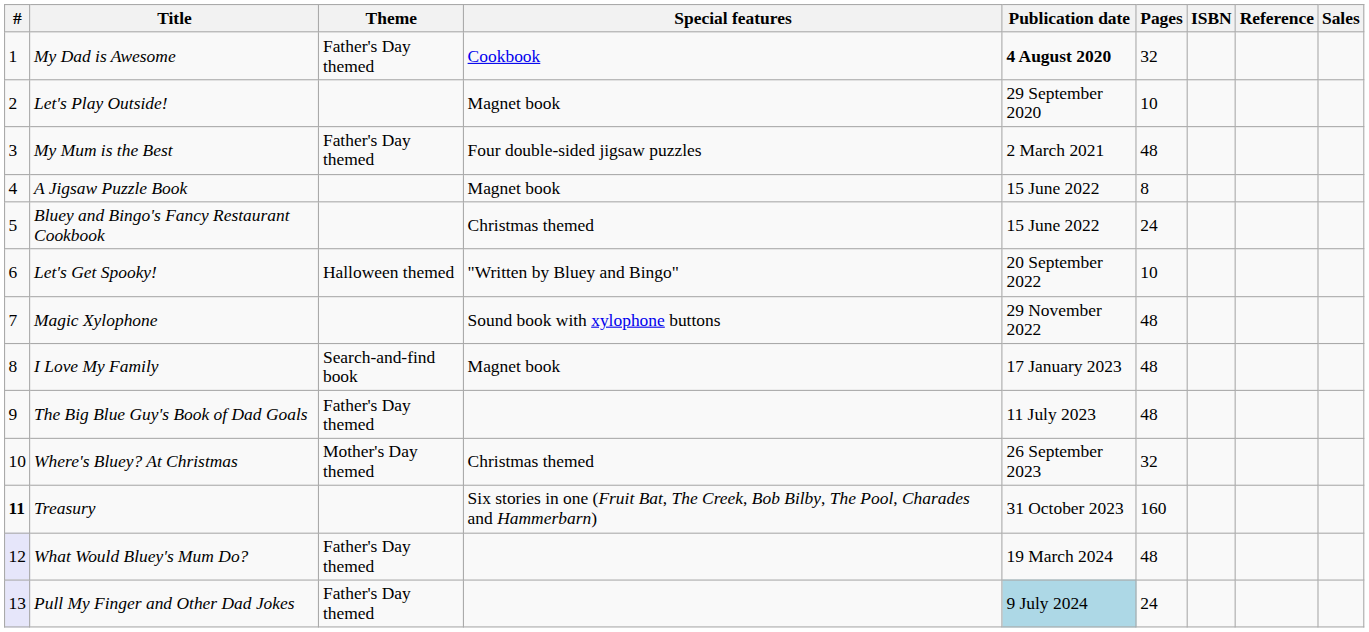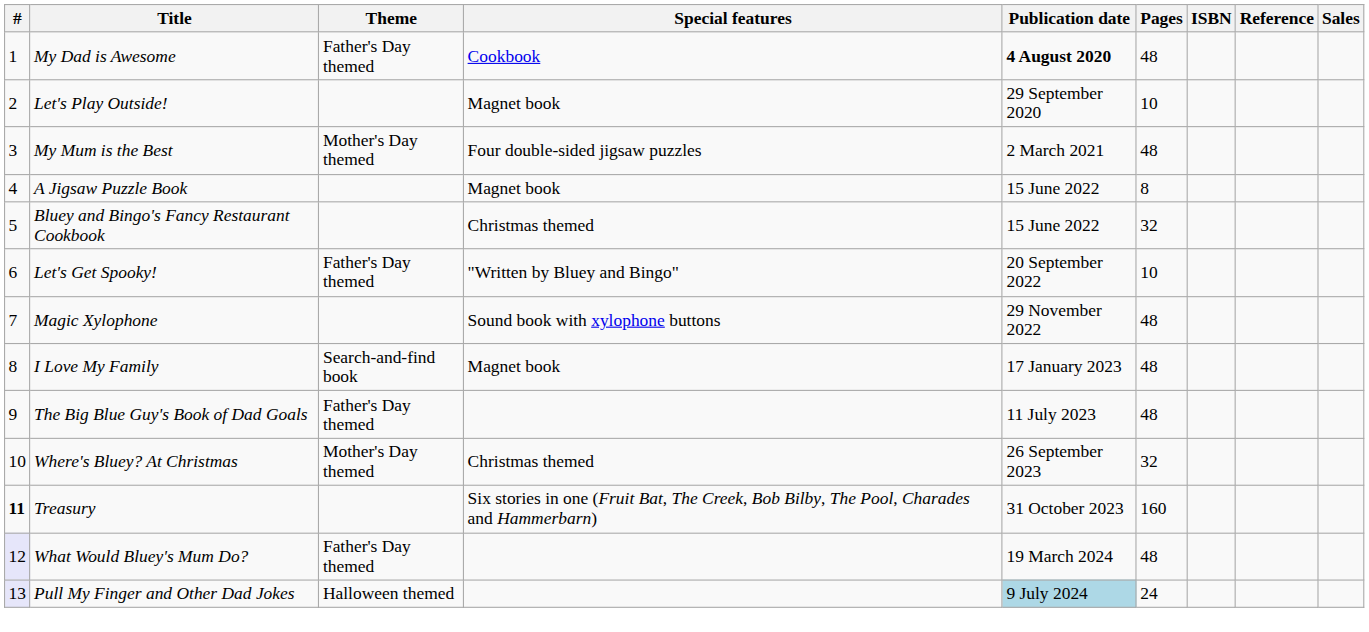(1149, 55) 32 -> (1149, 55) 48
(367, 150) Father's Day themed -> (370, 150) Mother's Day themed
(1149, 225) 24 -> (1149, 225) 32
(389, 272) Halloween themed -> (367, 272) Father's Day themed
(367, 603) Father's Day themed -> (389, 593) Halloween themed
